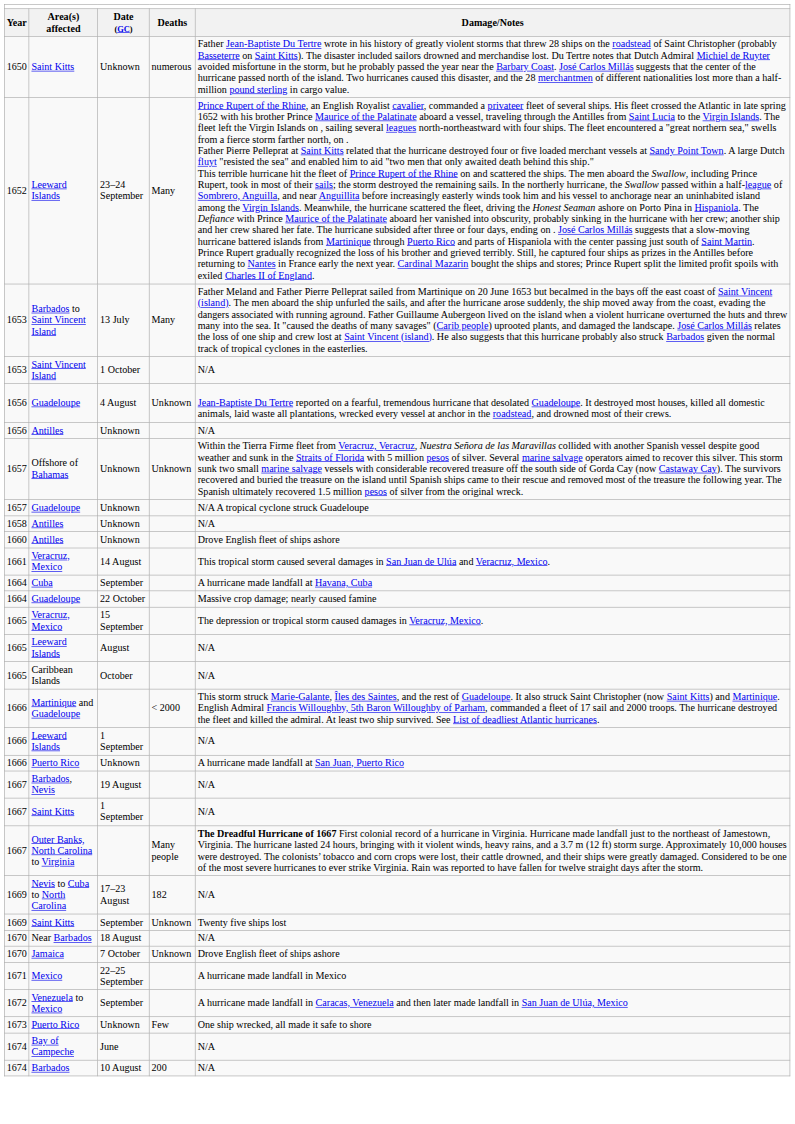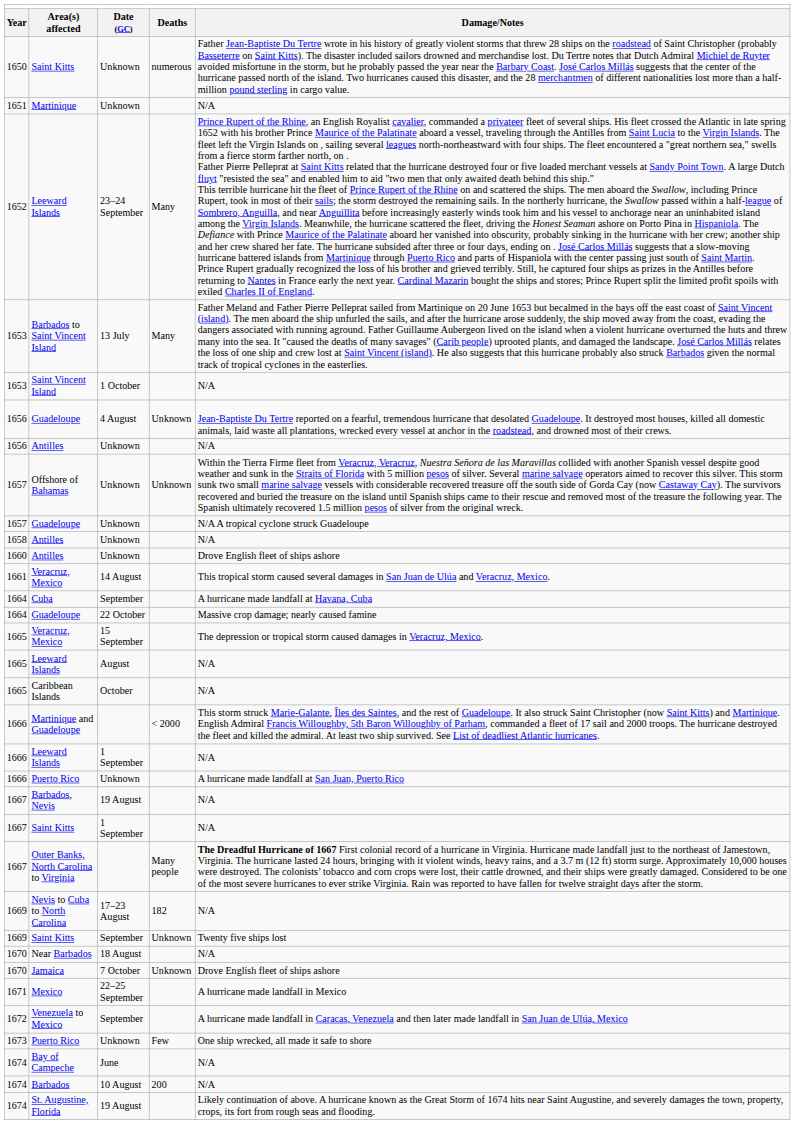+ row: (17, 105)
+ row: (17, 1106)
